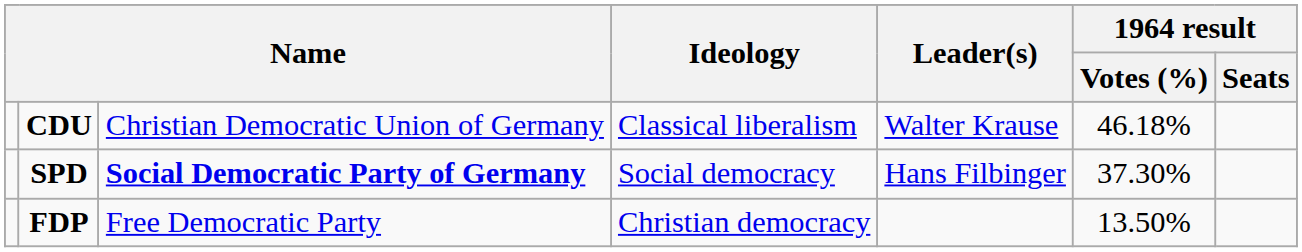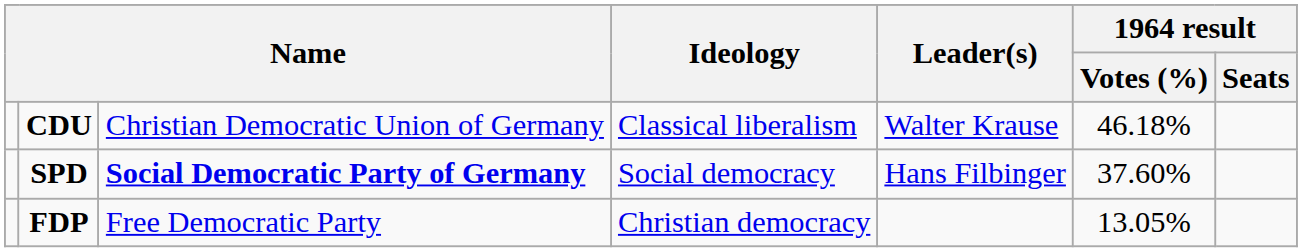(1144, 173) 37.30% -> (1144, 173) 37.60%
(1144, 221) 13.50% -> (1144, 221) 13.05%
